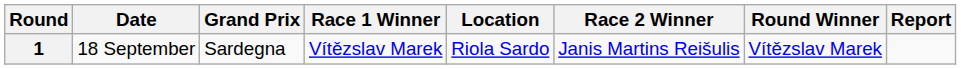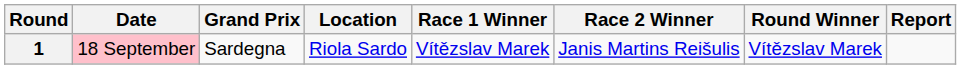columns swapped: (500, 19) <-> (376, 19)
(136, 49) no background -> (136, 49) pink background
